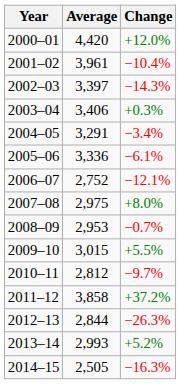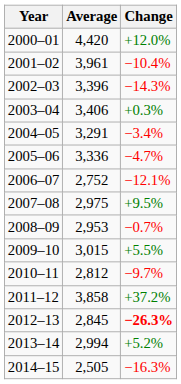(92, 86) 3,397 -> (92, 86) 3,396
(144, 156) −6.1% -> (144, 156) −4.7%
(144, 203) +8.0% -> (144, 203) +9.5%
(92, 320) 2,844 -> (92, 320) 2,845
(147, 320) normal -> (149, 320) bold
(92, 343) 2,993 -> (92, 343) 2,994
